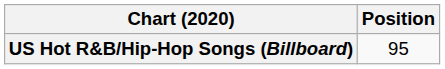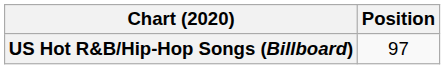(398, 48) 95 -> (398, 48) 97
